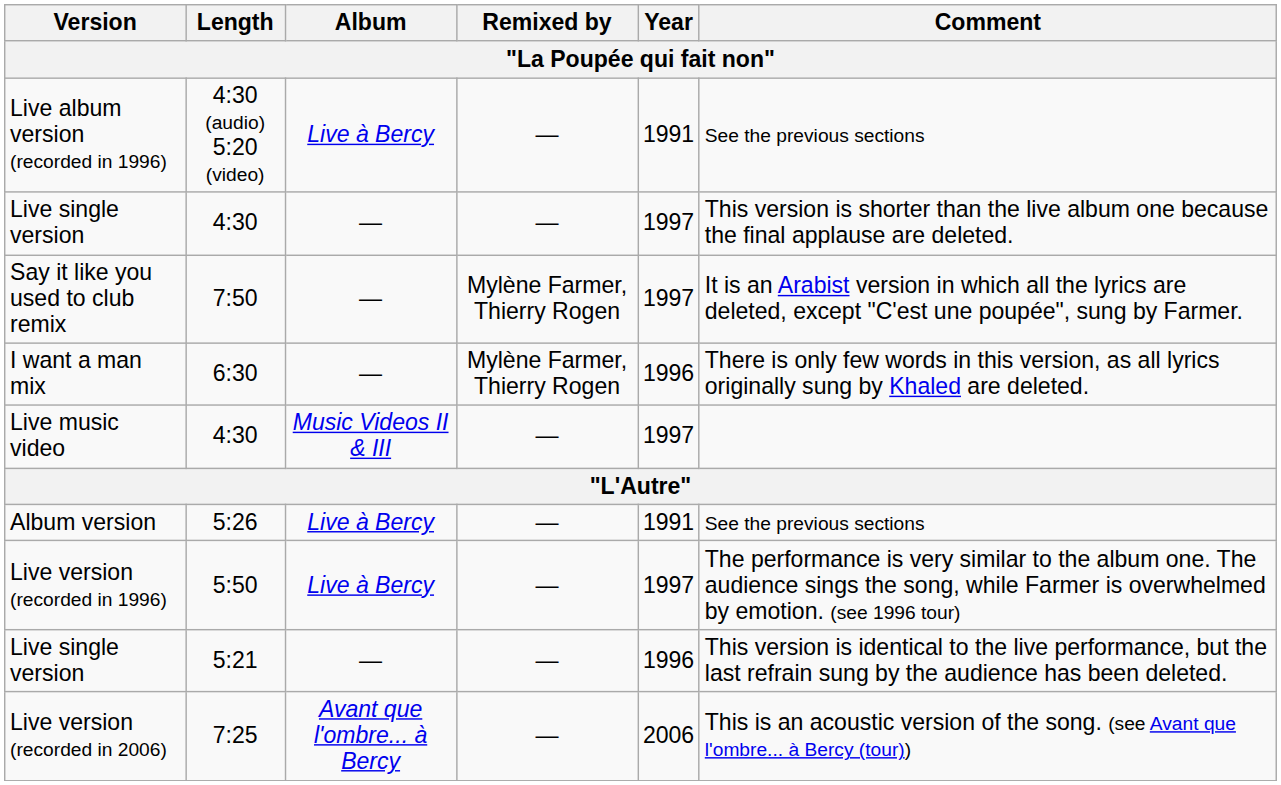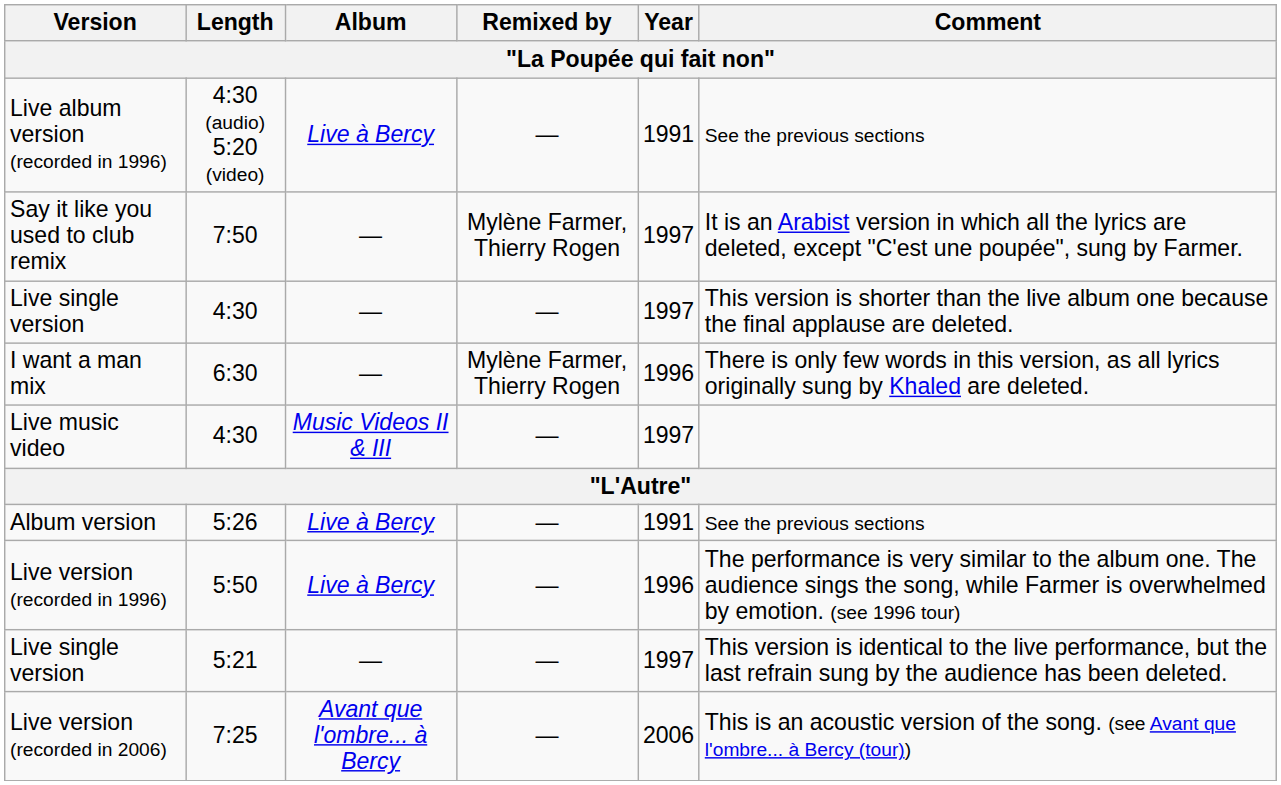rows swapped: (64, 223) <-> (81, 298)
(669, 584) 1997 -> (669, 584) 1996
(669, 660) 1996 -> (669, 660) 1997
